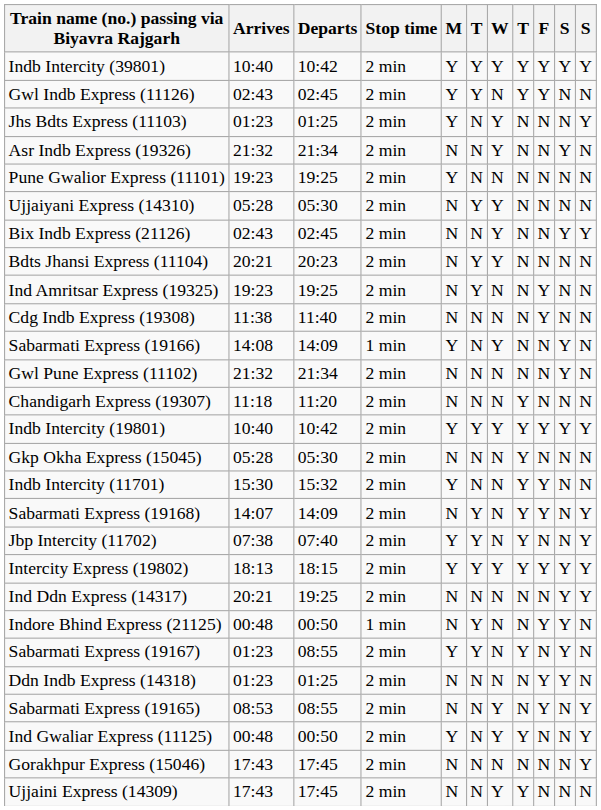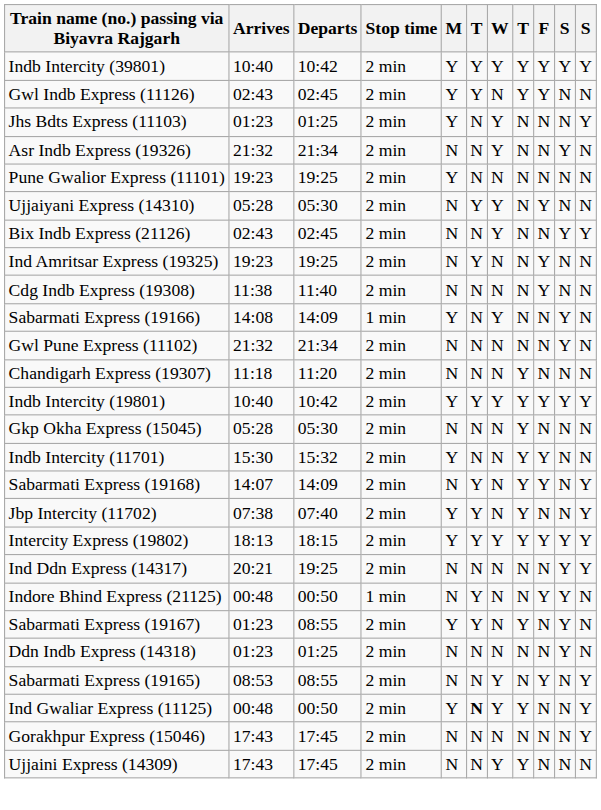(544, 205) N -> (544, 205) Y
- row: (108, 261)
(544, 680) Y -> (544, 652) N
(477, 736) normal -> (477, 708) bold
